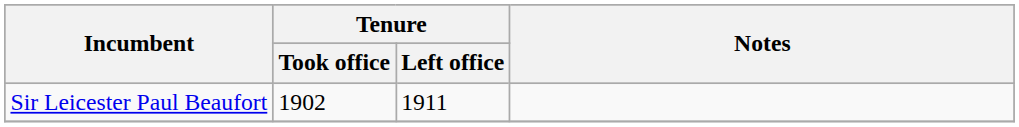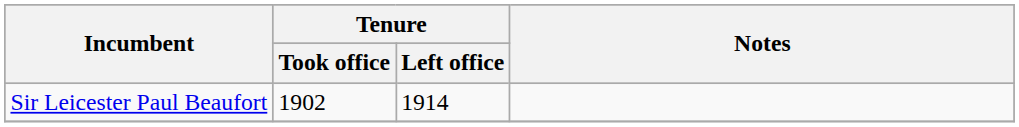(424, 101) 1911 -> (425, 101) 1914
